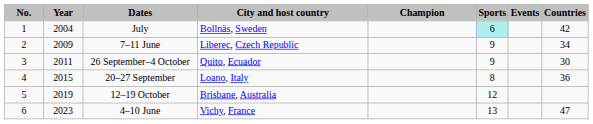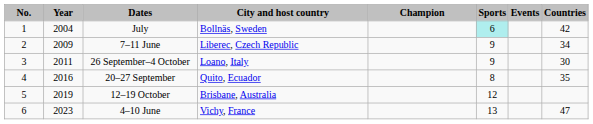(230, 62) Quito, Ecuador -> (224, 62) Loano, Italy
(63, 78) 2015 -> (63, 78) 2016
(224, 78) Loano, Italy -> (230, 78) Quito, Ecuador
(565, 78) 36 -> (565, 78) 35
